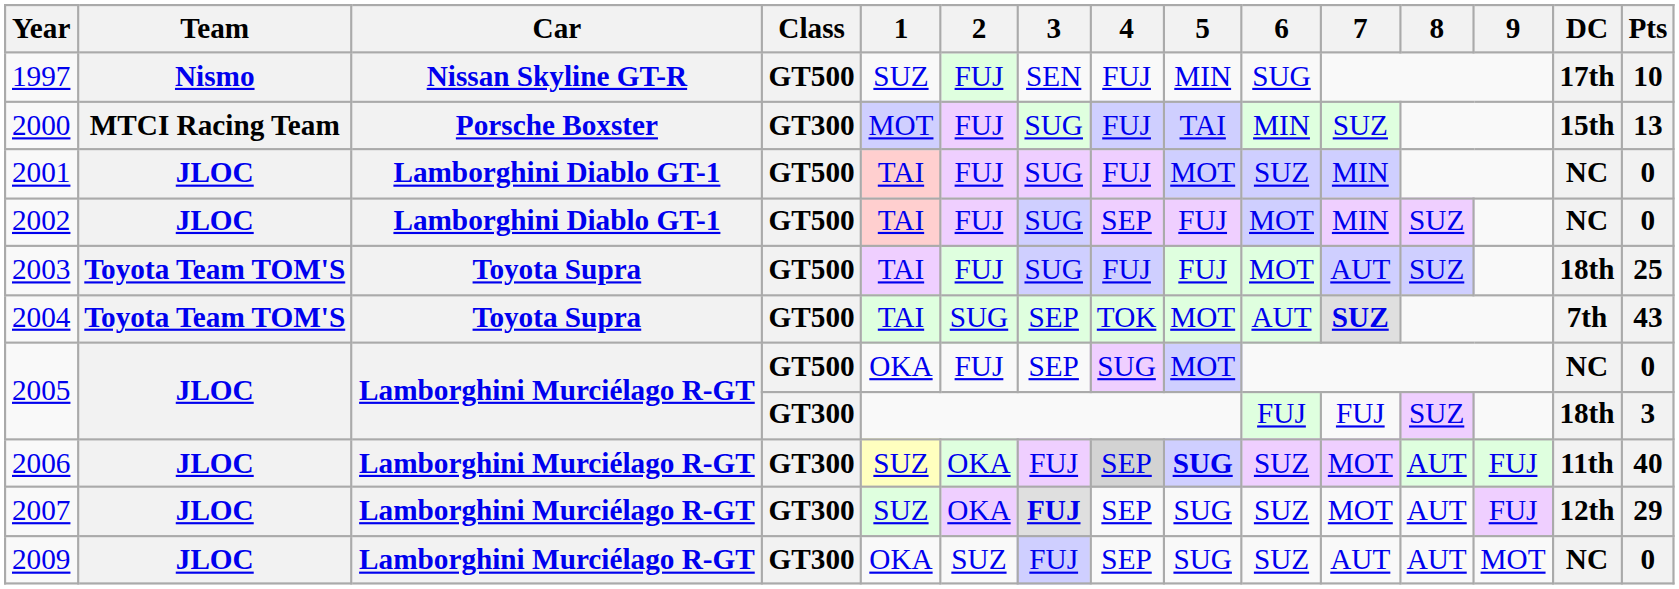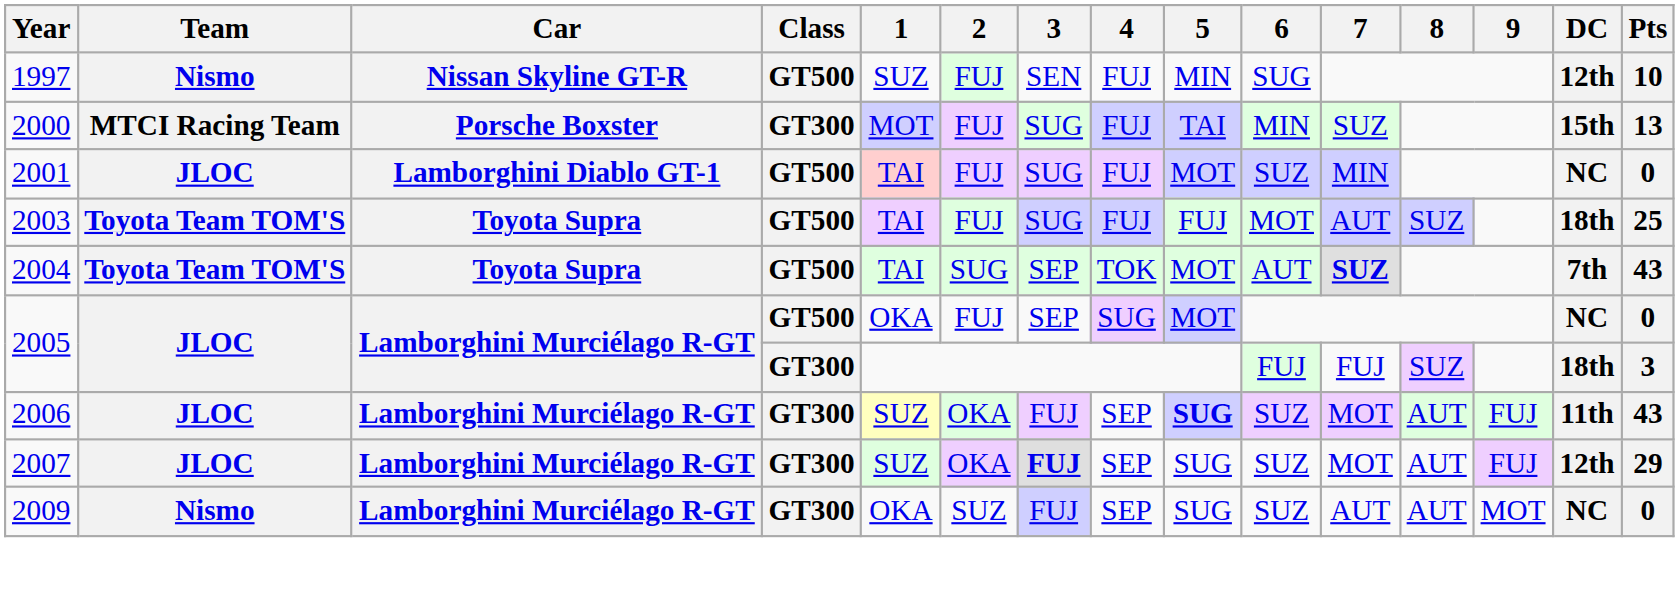(1587, 76) 17th -> (1587, 76) 12th
- row: (41, 221)
(1127, 462) lightgrey background -> (1127, 414) no background
(1648, 462) 40 -> (1648, 414) 43
(215, 558) JLOC -> (215, 510) Nismo
